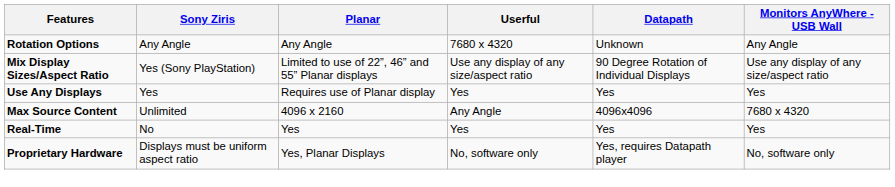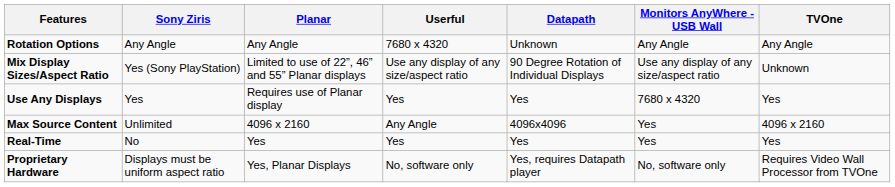+ column: (824, 19)
(756, 93) Yes -> (669, 99) 7680 x 4320
(778, 111) 7680 x 4320 -> (647, 123) Yes
